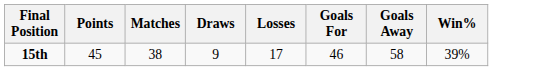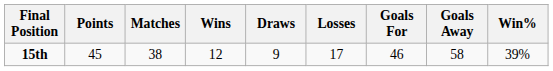+ column: (216, 24)
